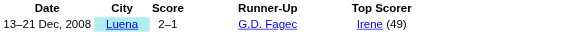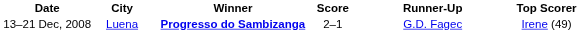+ column: (233, 8)
(122, 24) paleturquoise background -> (122, 24) no background
